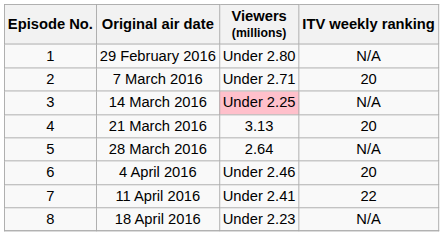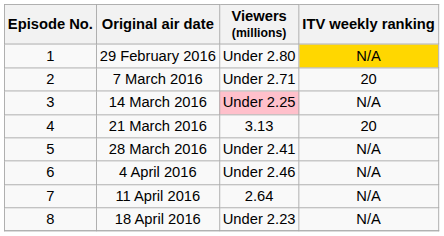(369, 56) no background -> (369, 56) gold background
(259, 149) 2.64 -> (259, 149) Under 2.41
(369, 172) 20 -> (369, 172) N/A
(259, 196) Under 2.41 -> (259, 196) 2.64
(369, 196) 22 -> (369, 196) N/A
